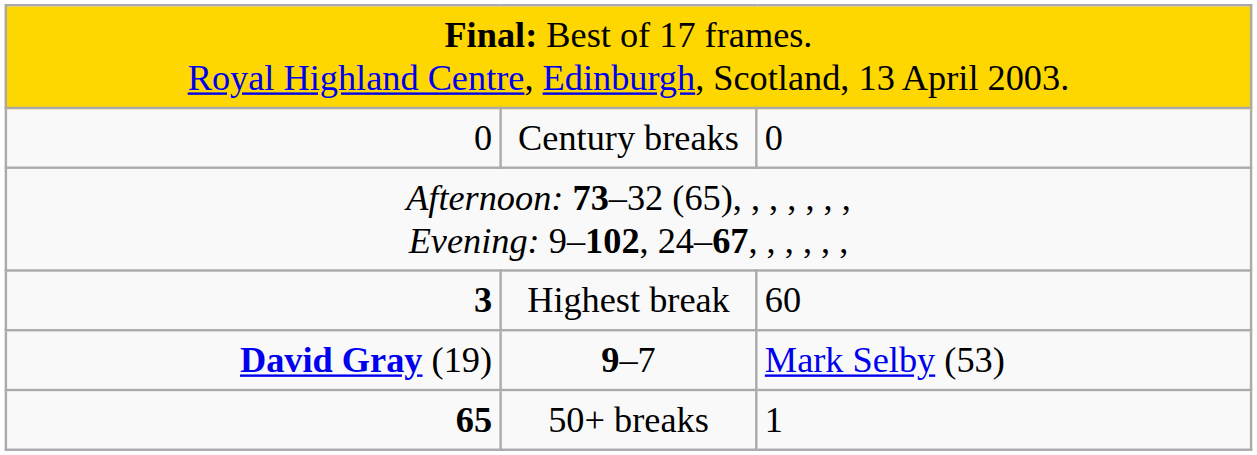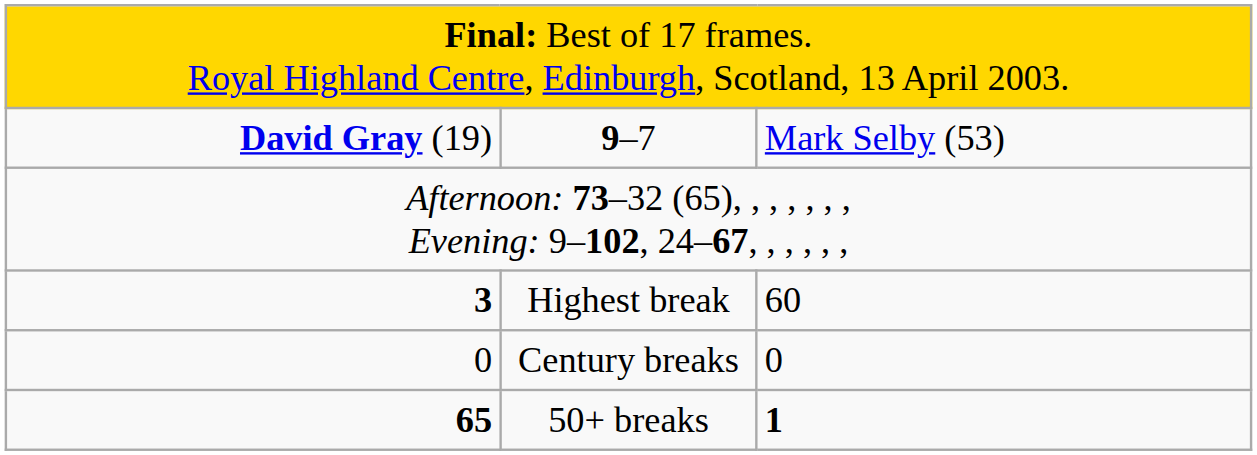rows swapped: (628, 360) <-> (628, 137)
(774, 420) normal -> (774, 420) bold
